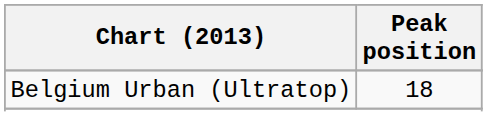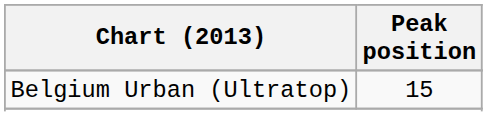(419, 90) 18 -> (419, 90) 15
